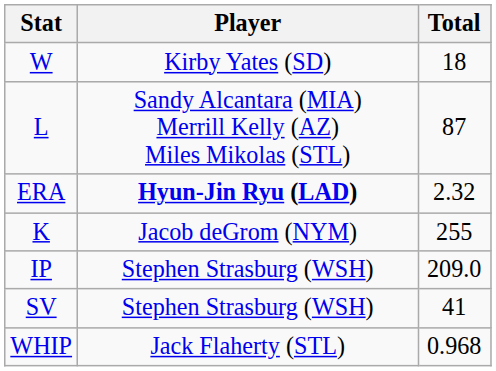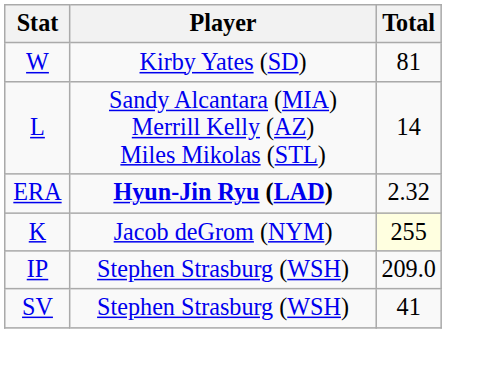(454, 61) 18 -> (409, 61) 81
(454, 127) 87 -> (409, 127) 14
(454, 231) no background -> (409, 231) lightyellow background
- row: (41, 346)
